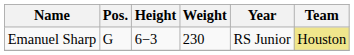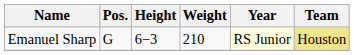(194, 38) 230 -> (194, 38) 210
(262, 38) no background -> (262, 38) lightyellow background
